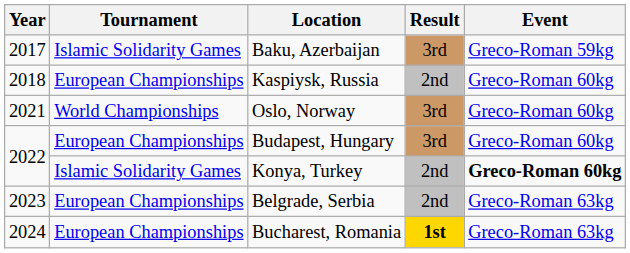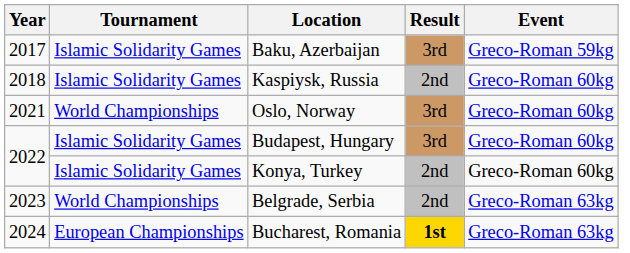(149, 80) European Championships -> (148, 80) Islamic Solidarity Games
(149, 141) European Championships -> (148, 141) Islamic Solidarity Games
(545, 171) bold -> (541, 171) normal
(149, 201) European Championships -> (136, 201) World Championships
